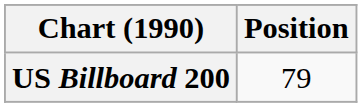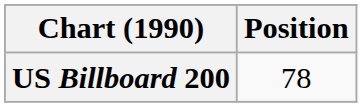(296, 76) 79 -> (296, 76) 78
